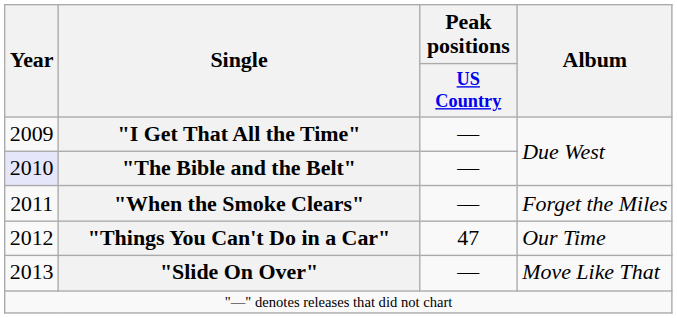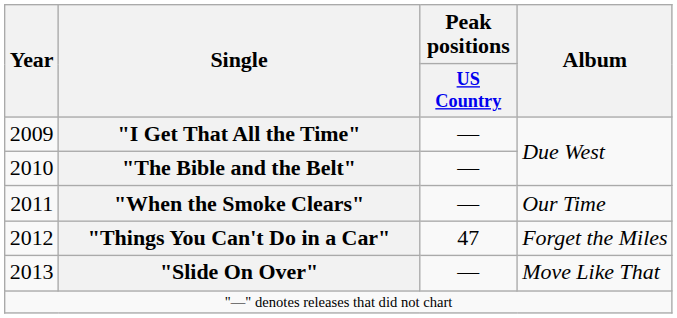(32, 168) lavender background -> (32, 168) no background
(595, 203) Forget the Miles -> (564, 203) Our Time
(564, 238) Our Time -> (595, 238) Forget the Miles
